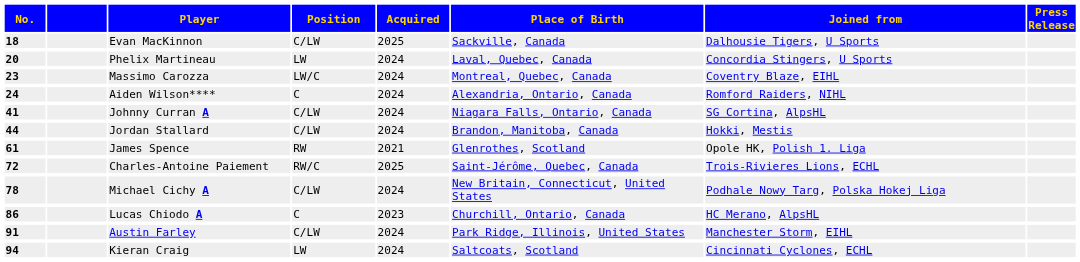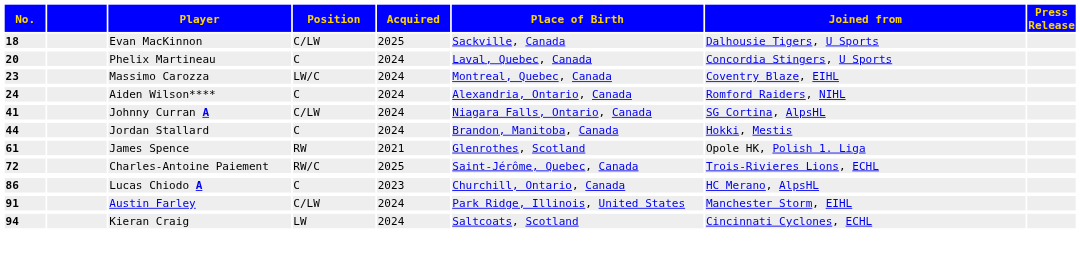(300, 59) LW -> (297, 59) C
(306, 130) C/LW -> (297, 130) C
- row: (159, 190)
